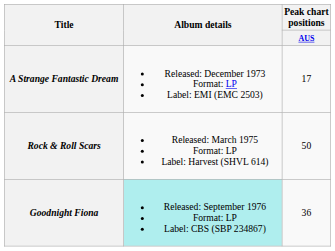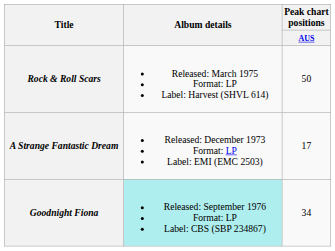rows swapped: (64, 79) <-> (64, 145)
(306, 212) 36 -> (306, 212) 34
